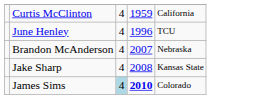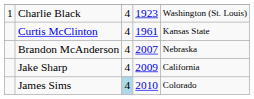+ row: (49, 13)
(141, 13) 1959 -> (147, 31) 1961
(176, 13) California -> (186, 31) Kansas State
- row: (40, 31)
(141, 67) 2008 -> (147, 67) 2009
(180, 67) Kansas State -> (181, 67) California
(141, 85) bold -> (147, 85) normal
